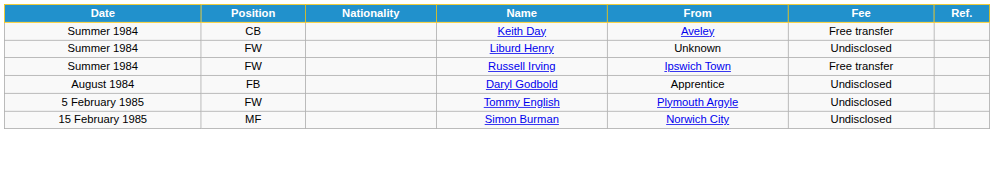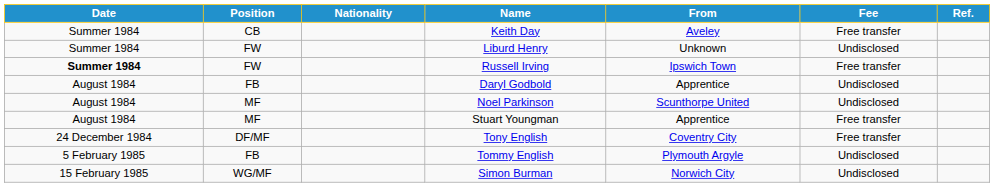(103, 67) normal -> (104, 67) bold
+ row: (515, 102)
+ row: (515, 120)
+ row: (515, 138)
(253, 102) FW -> (252, 156) FB
(253, 120) MF -> (252, 173) WG/MF
